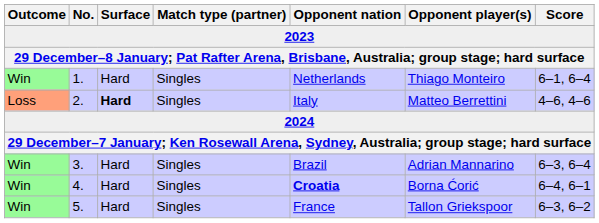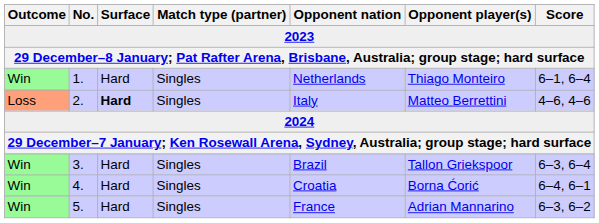(461, 164) Adrian Mannarino -> (460, 164) Tallon Griekspoor
(316, 185) bold -> (315, 185) normal
(460, 206) Tallon Griekspoor -> (461, 206) Adrian Mannarino
